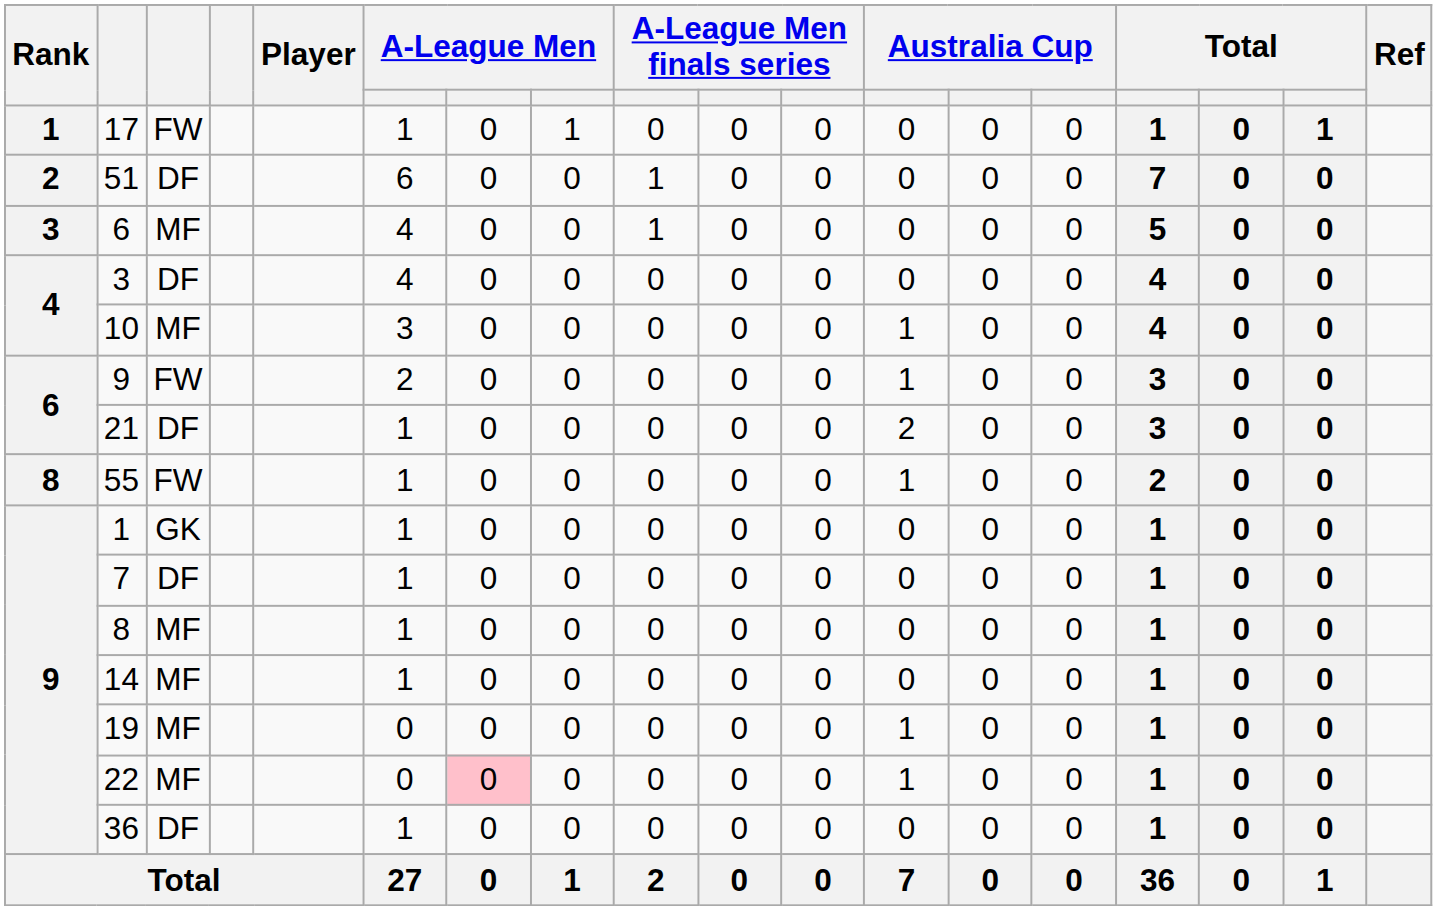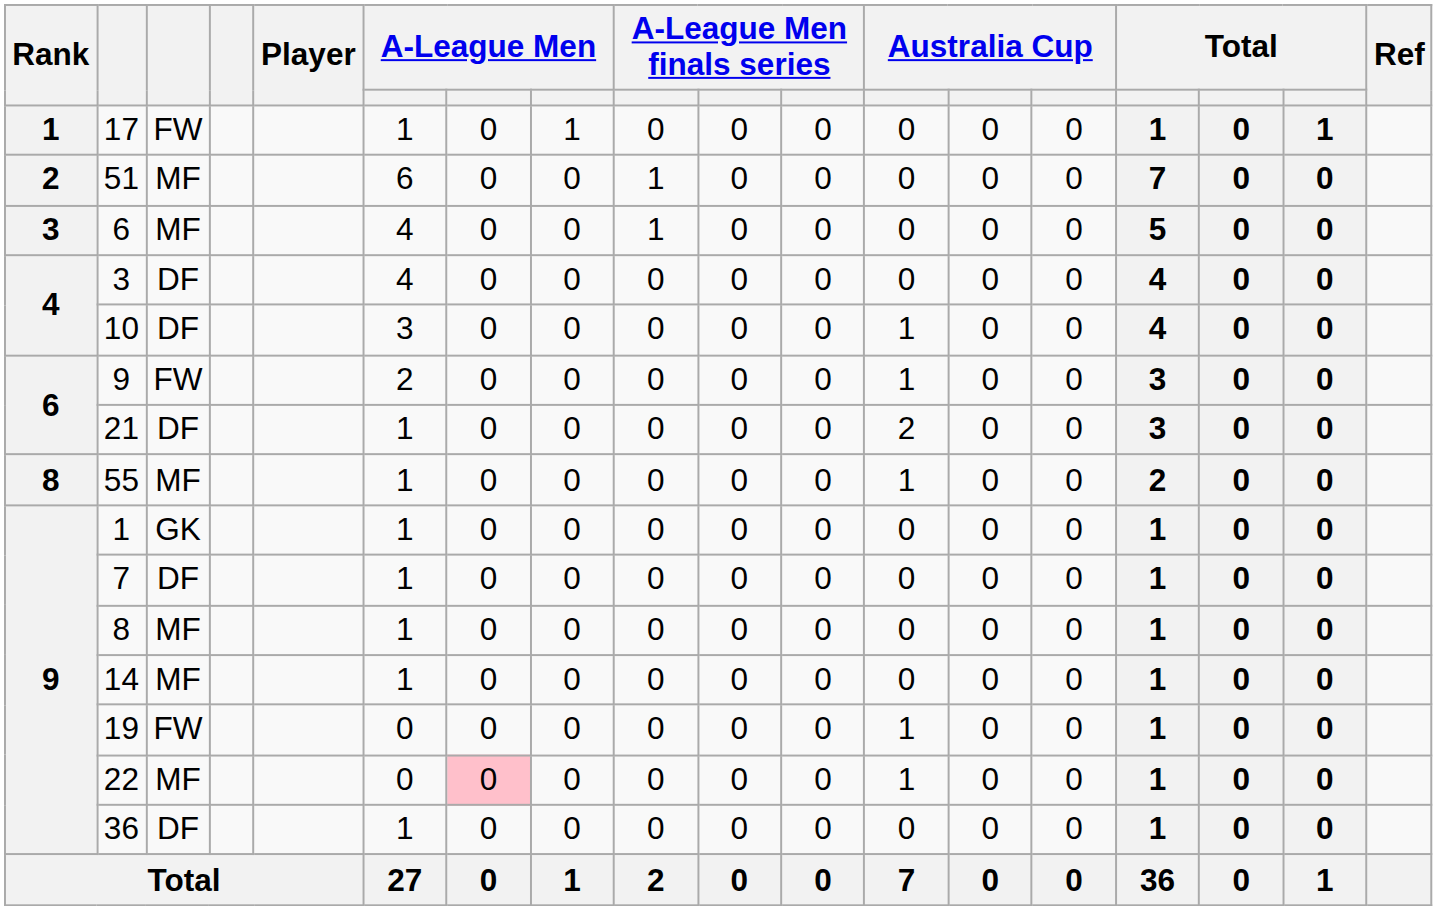(178, 179) DF -> (178, 179) MF
(178, 329) MF -> (178, 329) DF
(178, 479) FW -> (178, 479) MF
(178, 729) MF -> (178, 729) FW
